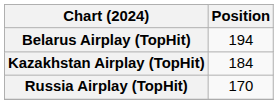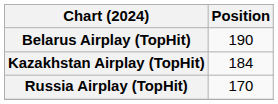(241, 39) 194 -> (241, 39) 190
